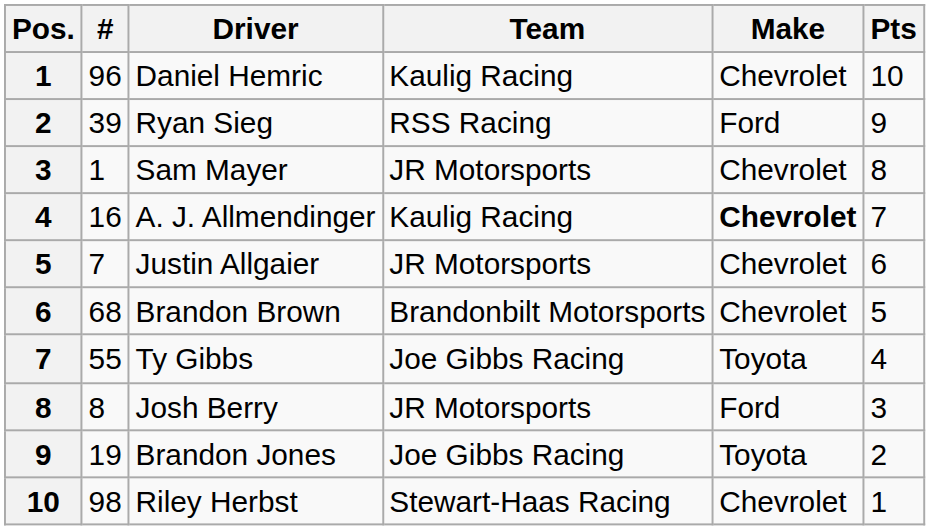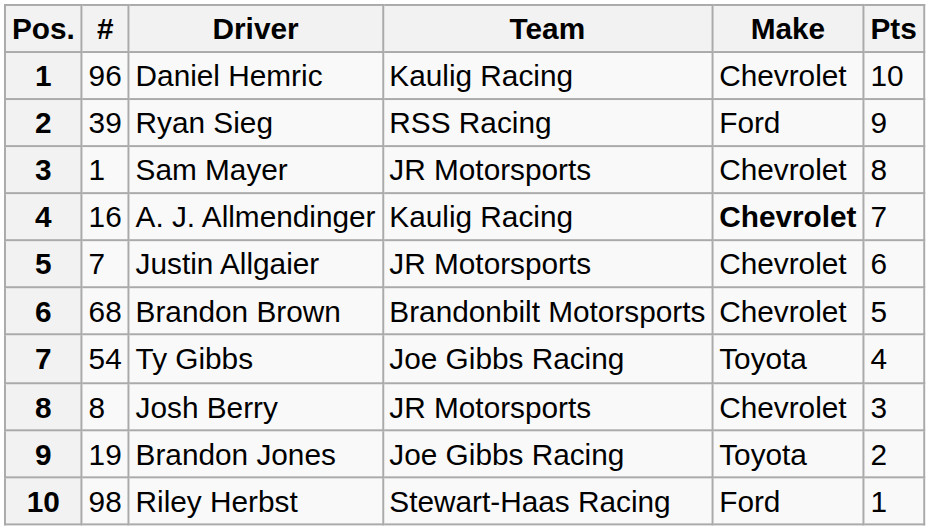(105, 359) 55 -> (105, 359) 54
(750, 406) Ford -> (783, 406) Chevrolet
(783, 500) Chevrolet -> (750, 500) Ford
